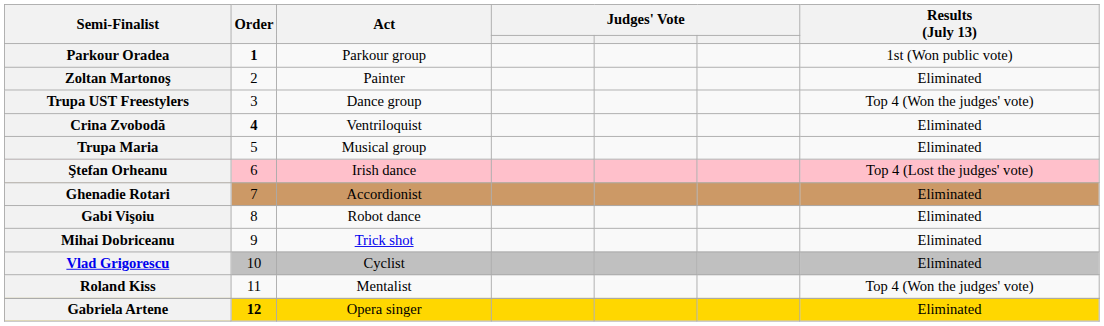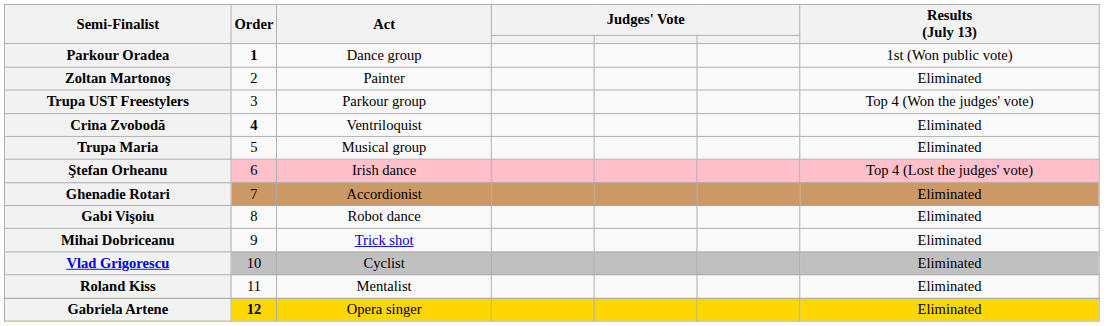(384, 55) Parkour group -> (384, 55) Dance group
(384, 101) Dance group -> (384, 101) Parkour group
(950, 286) Top 4 (Won the judges' vote) -> (950, 286) Eliminated
